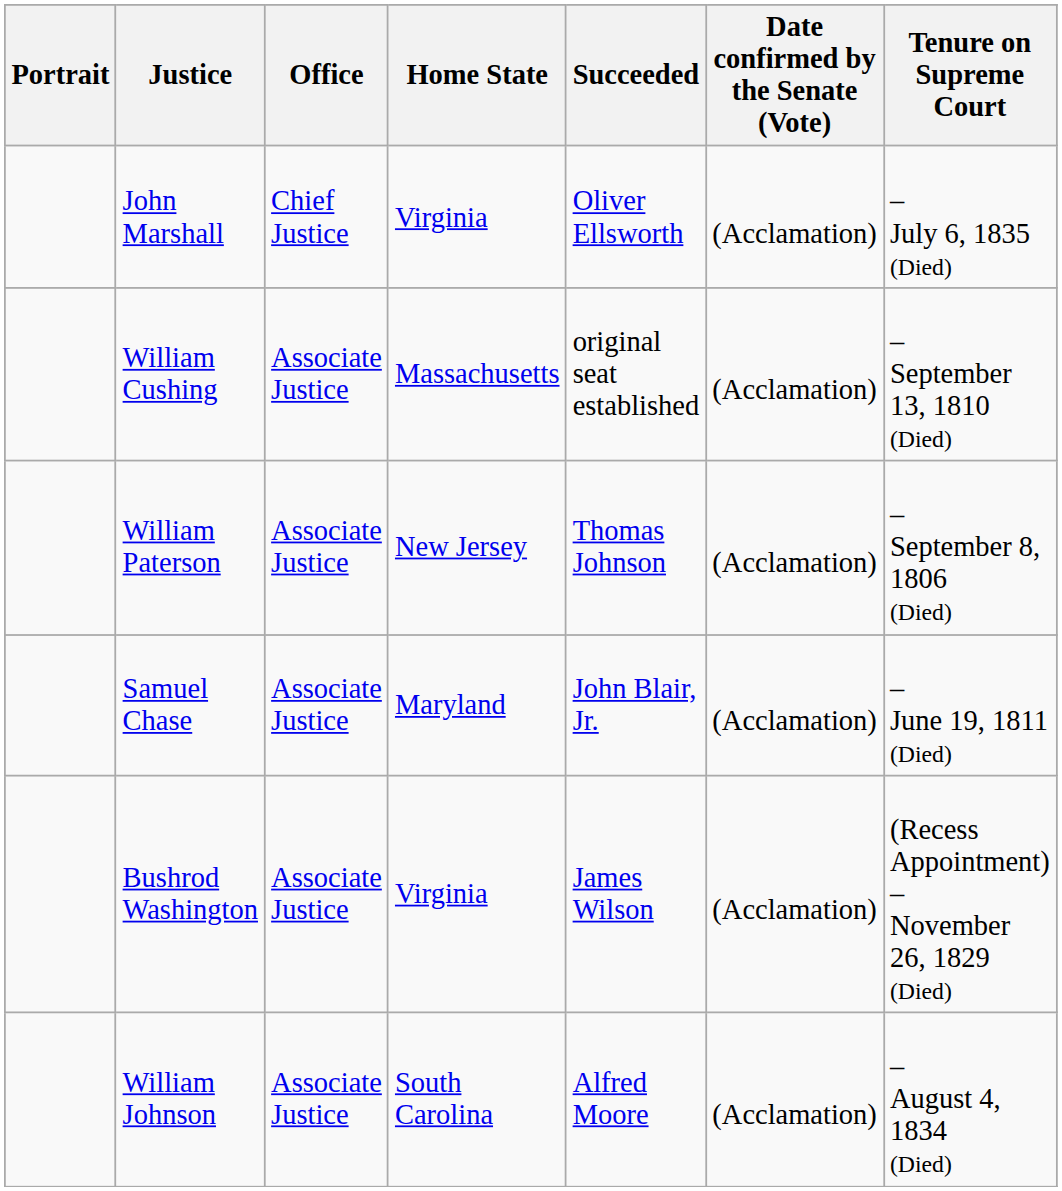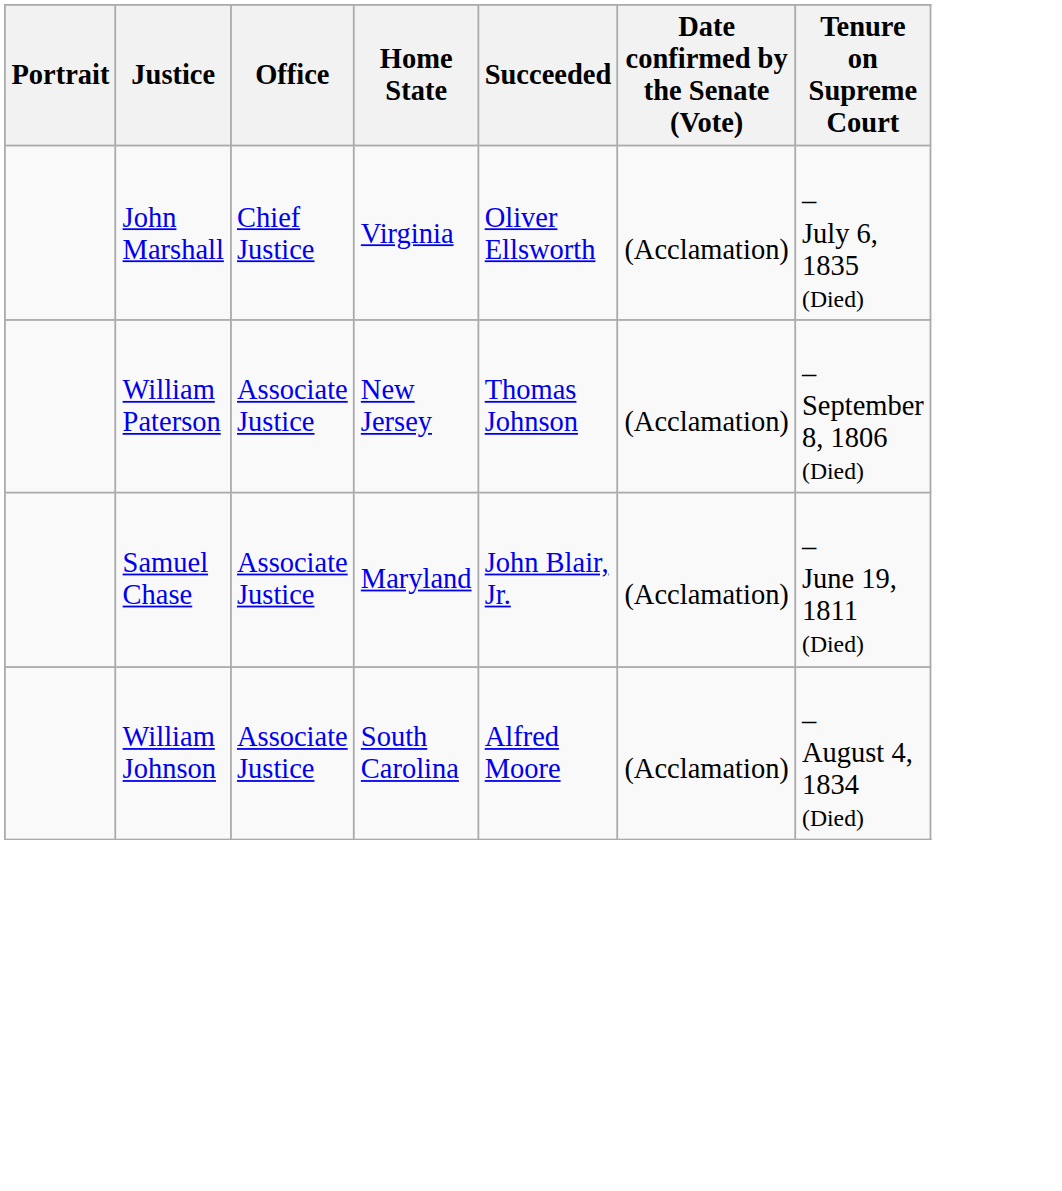- row: (170, 373)
- row: (190, 893)
